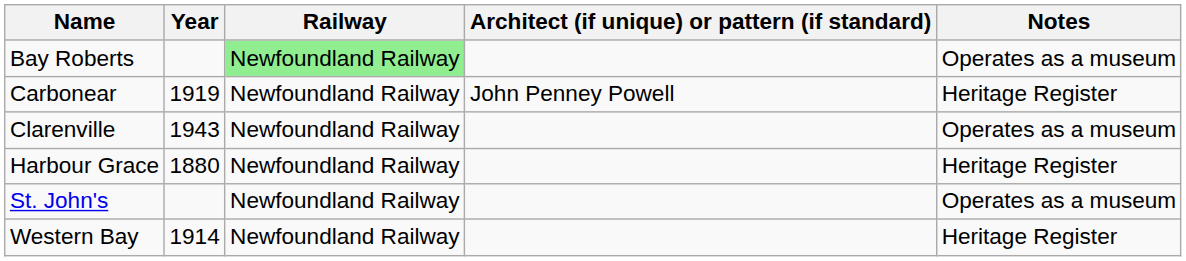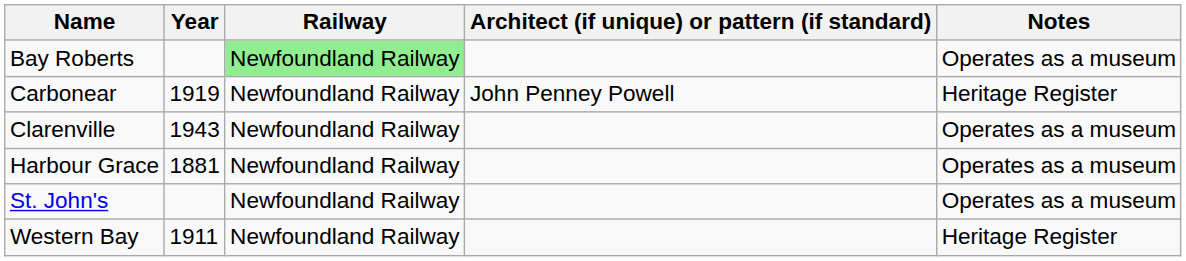(195, 165) 1880 -> (195, 165) 1881
(1029, 165) Heritage Register -> (1059, 165) Operates as a museum
(195, 237) 1914 -> (194, 237) 1911
